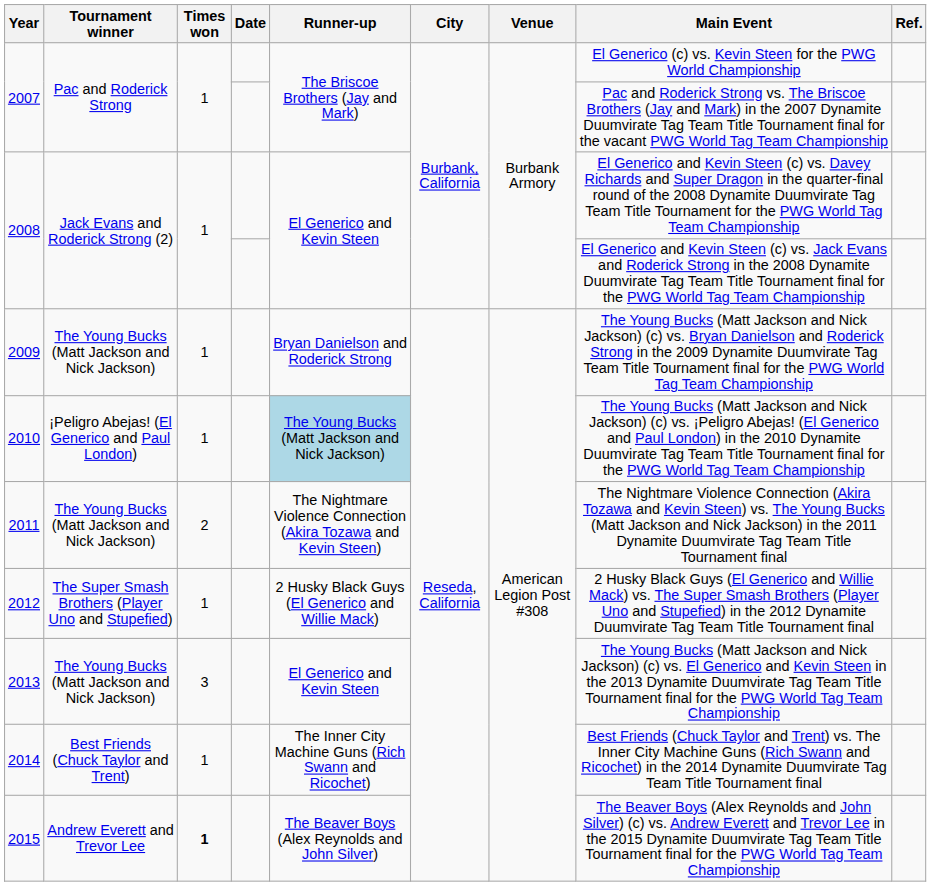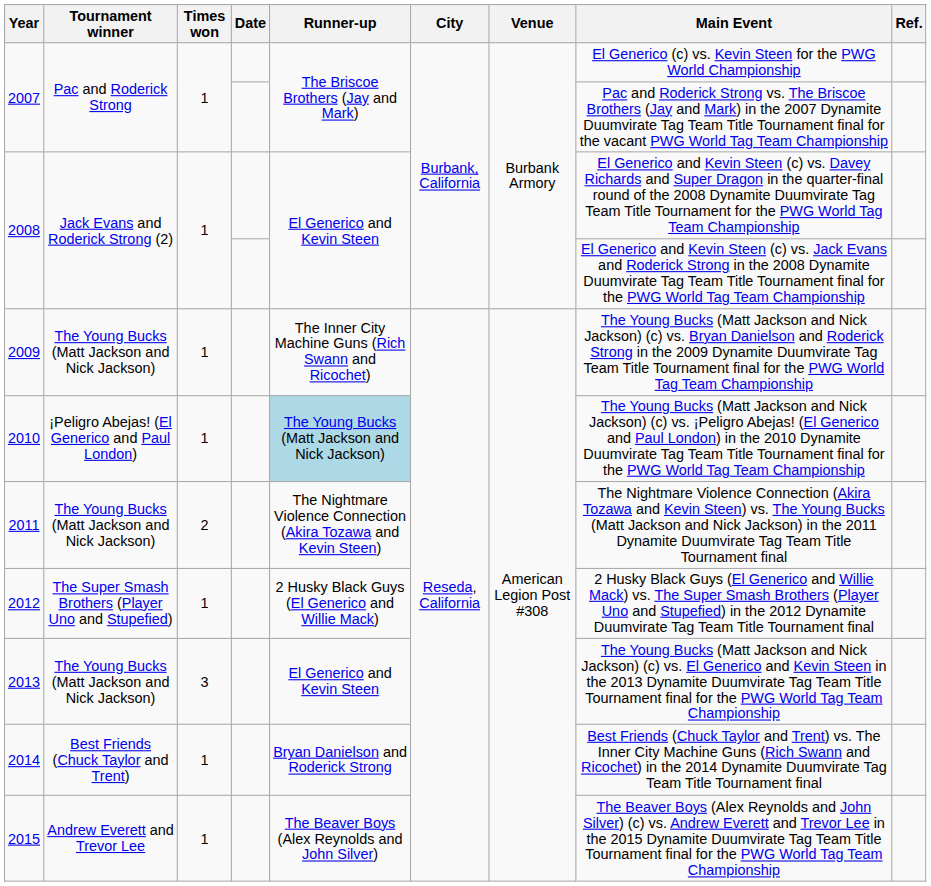(340, 352) Bryan Danielson and Roderick Strong -> (340, 352) The Inner City Machine Guns (Rich Swann and Ricochet)
(340, 759) The Inner City Machine Guns (Rich Swann and Ricochet) -> (340, 759) Bryan Danielson and Roderick Strong
(205, 838) bold -> (205, 838) normal
